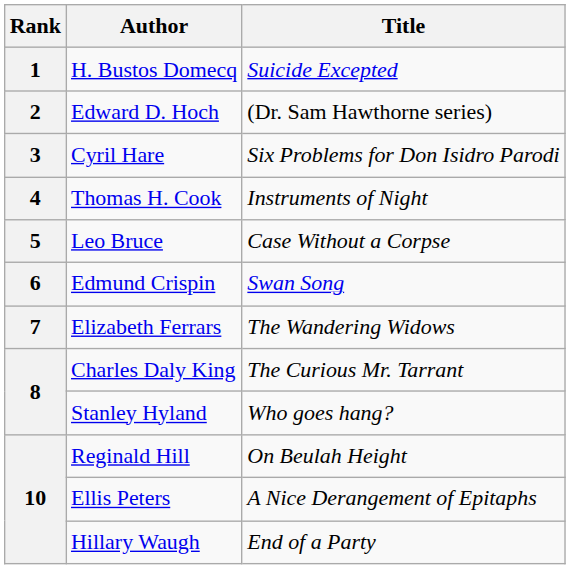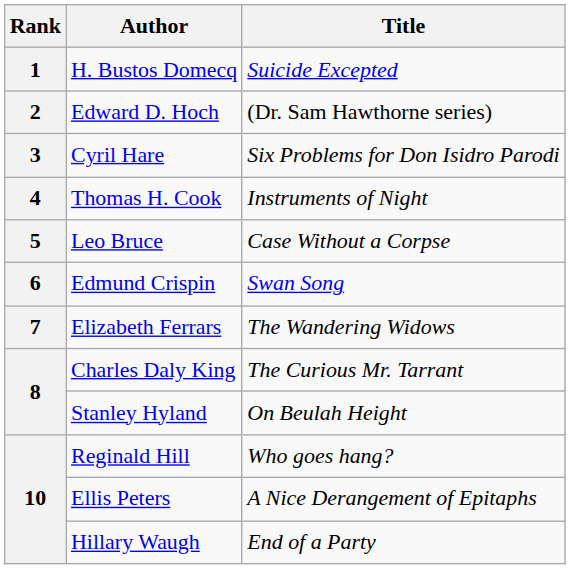(320, 412) Who goes hang? -> (327, 412) On Beulah Height
(327, 455) On Beulah Height -> (320, 455) Who goes hang?
